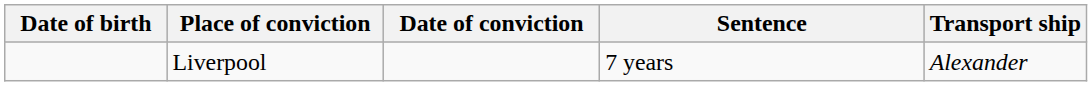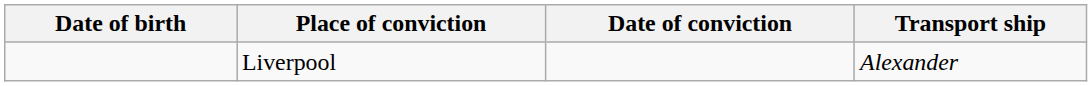- column: (762, 23)
